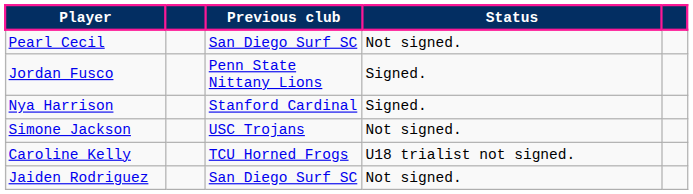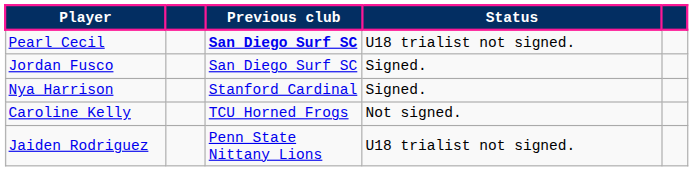(283, 42) normal -> (283, 42) bold
(414, 42) Not signed. -> (470, 42) U18 trialist not signed.
(266, 75) Penn State Nittany Lions -> (283, 66) San Diego Surf SC
- row: (70, 130)
(470, 154) U18 trialist not signed. -> (414, 114) Not signed.
(283, 178) San Diego Surf SC -> (266, 146) Penn State Nittany Lions
(414, 178) Not signed. -> (470, 146) U18 trialist not signed.
